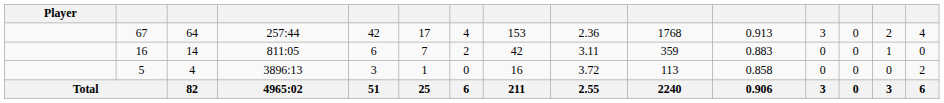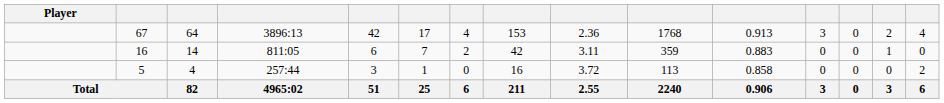(283, 32) 257:44 -> (283, 32) 3896:13
(283, 70) 3896:13 -> (283, 70) 257:44
